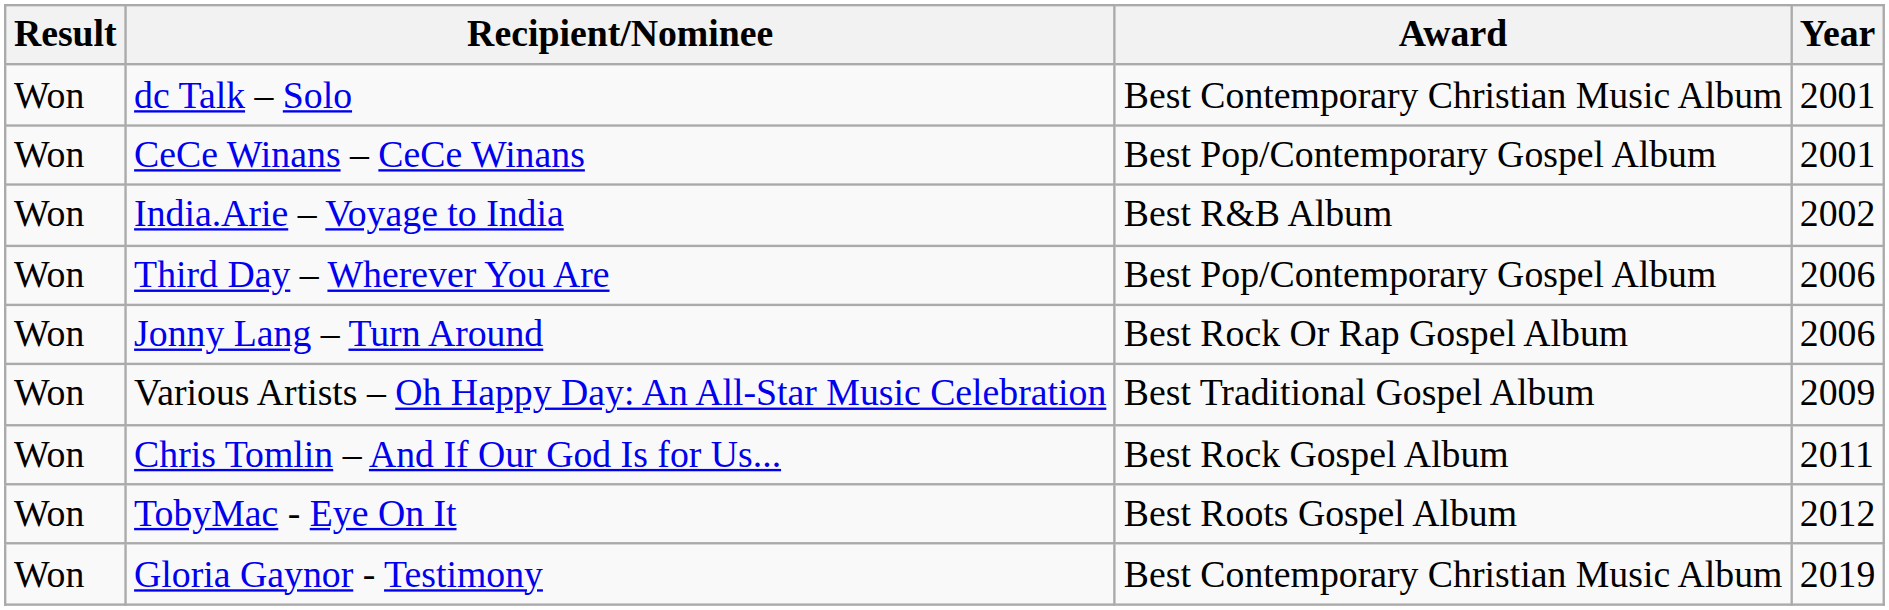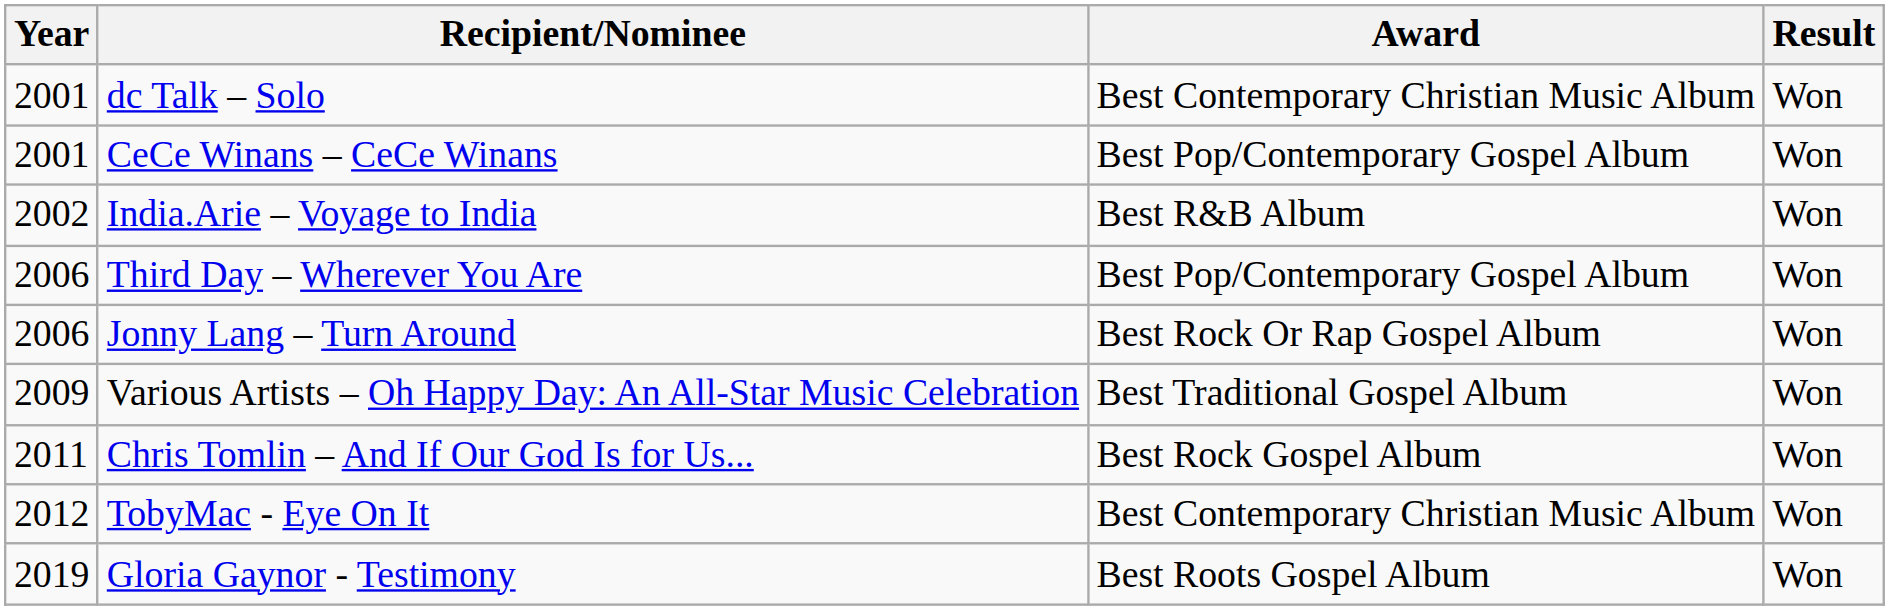columns swapped: (1838, 34) <-> (65, 34)
(1320, 513) Best Roots Gospel Album -> (1426, 513) Best Contemporary Christian Music Album
(1453, 573) Best Contemporary Christian Music Album -> (1293, 573) Best Roots Gospel Album
